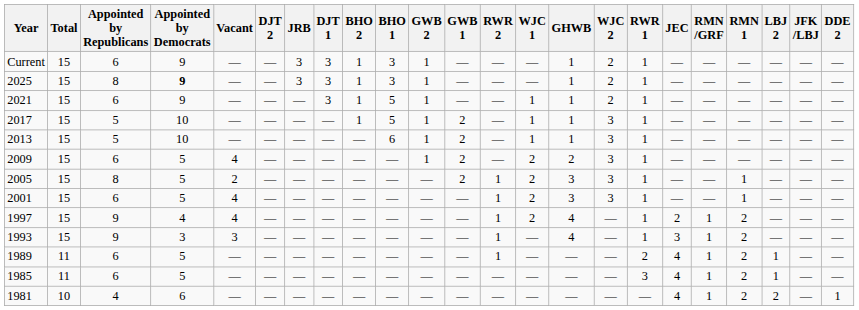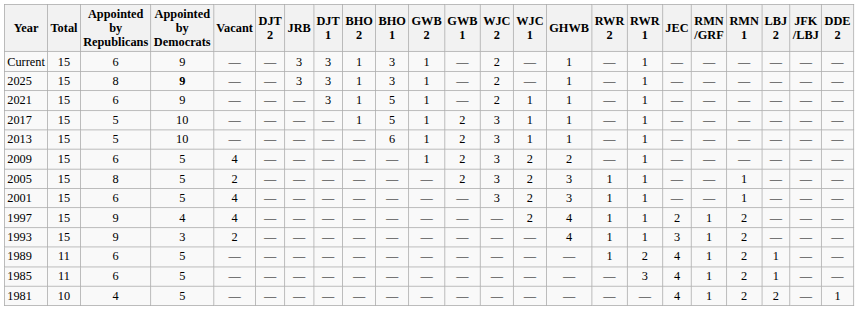columns swapped: (611, 28) <-> (498, 28)
(235, 237) 3 -> (235, 237) 2
(182, 295) 6 -> (182, 295) 5
